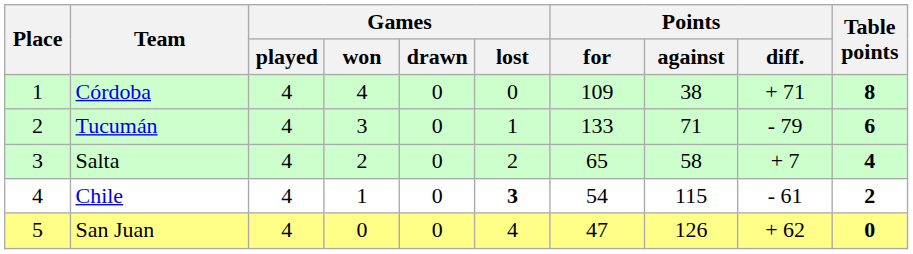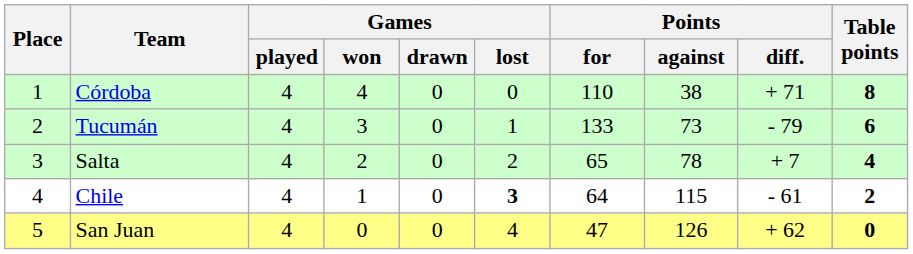(597, 91) 109 -> (597, 91) 110
(691, 126) 71 -> (691, 126) 73
(691, 160) 58 -> (691, 160) 78
(597, 195) 54 -> (597, 195) 64
